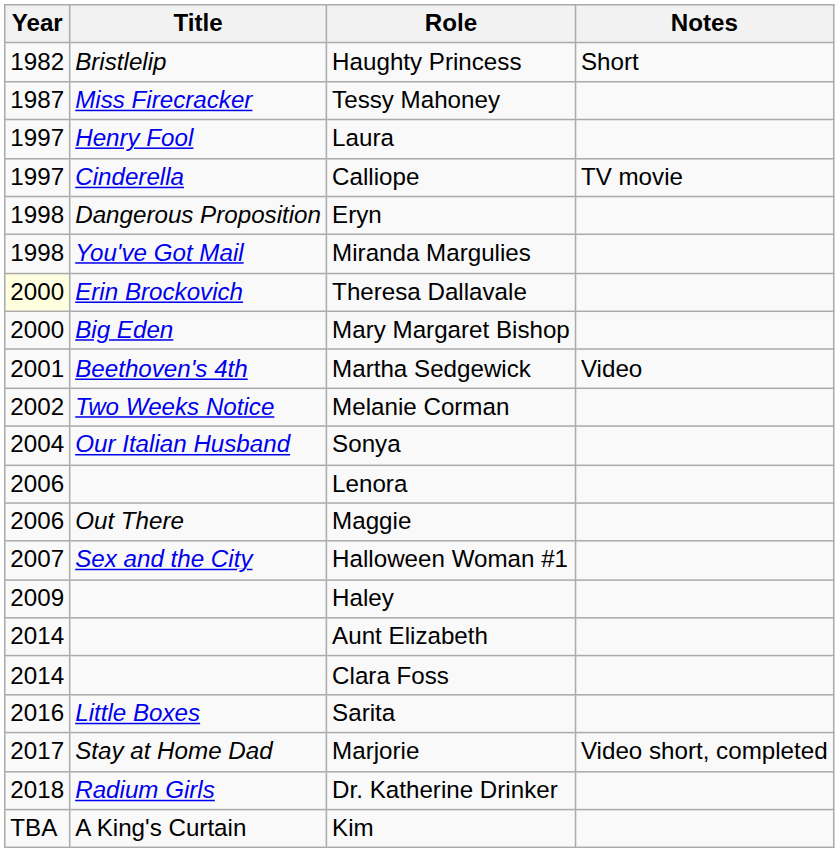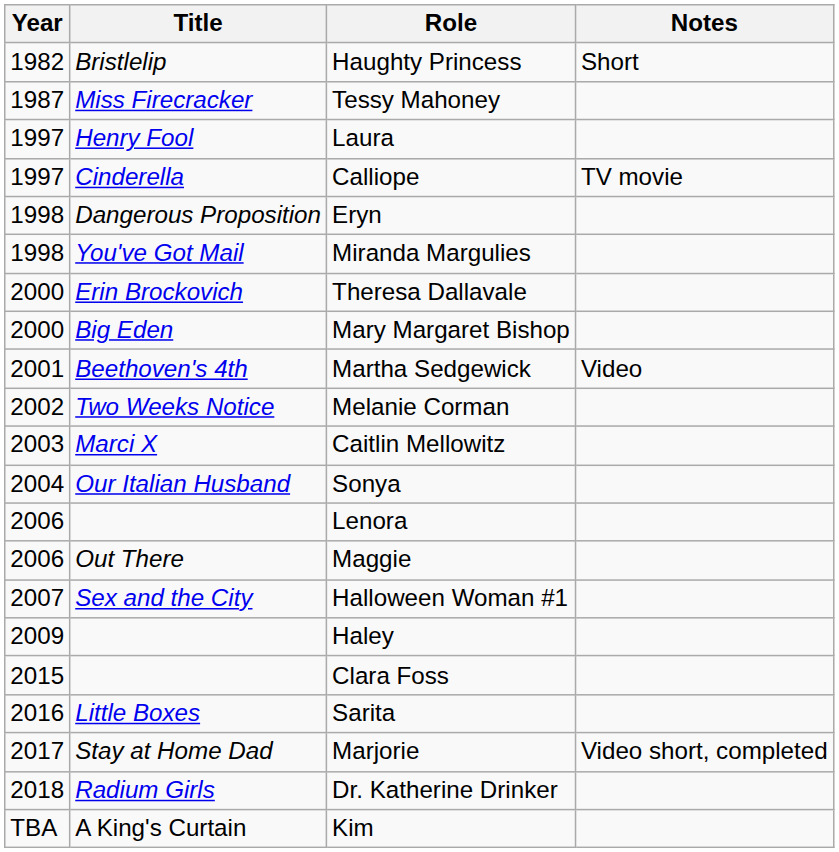(37, 291) lightyellow background -> (37, 291) no background
+ row: (419, 445)
- row: (410, 636)
(37, 675) 2014 -> (37, 675) 2015
